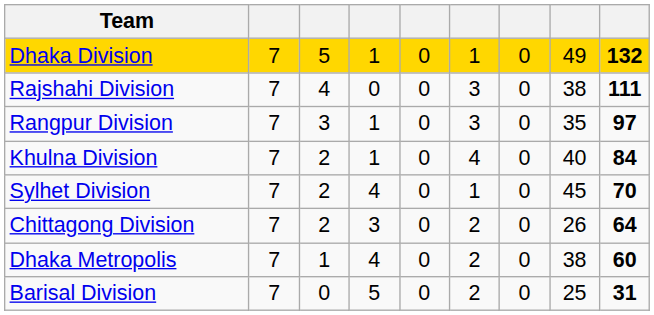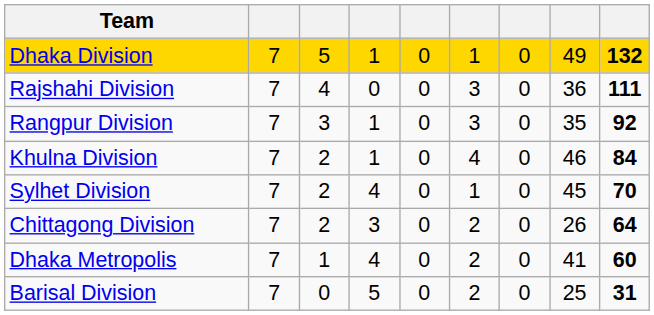(575, 89) 38 -> (575, 89) 36
(625, 123) 97 -> (625, 123) 92
(575, 157) 40 -> (575, 157) 46
(575, 259) 38 -> (575, 259) 41
